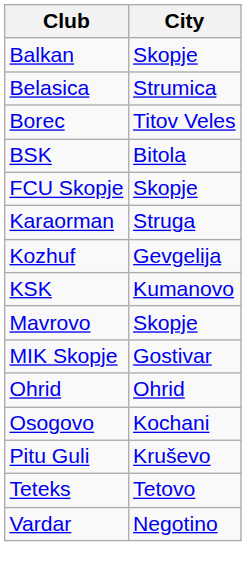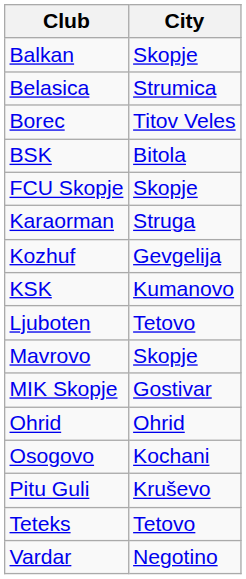+ row: (50, 322)
